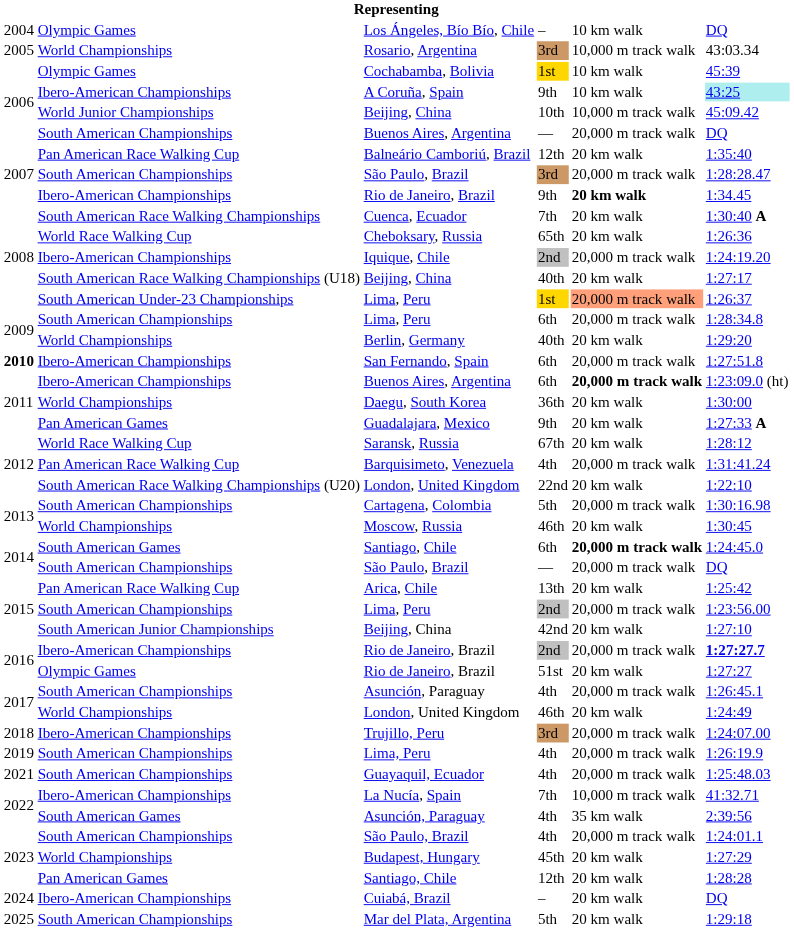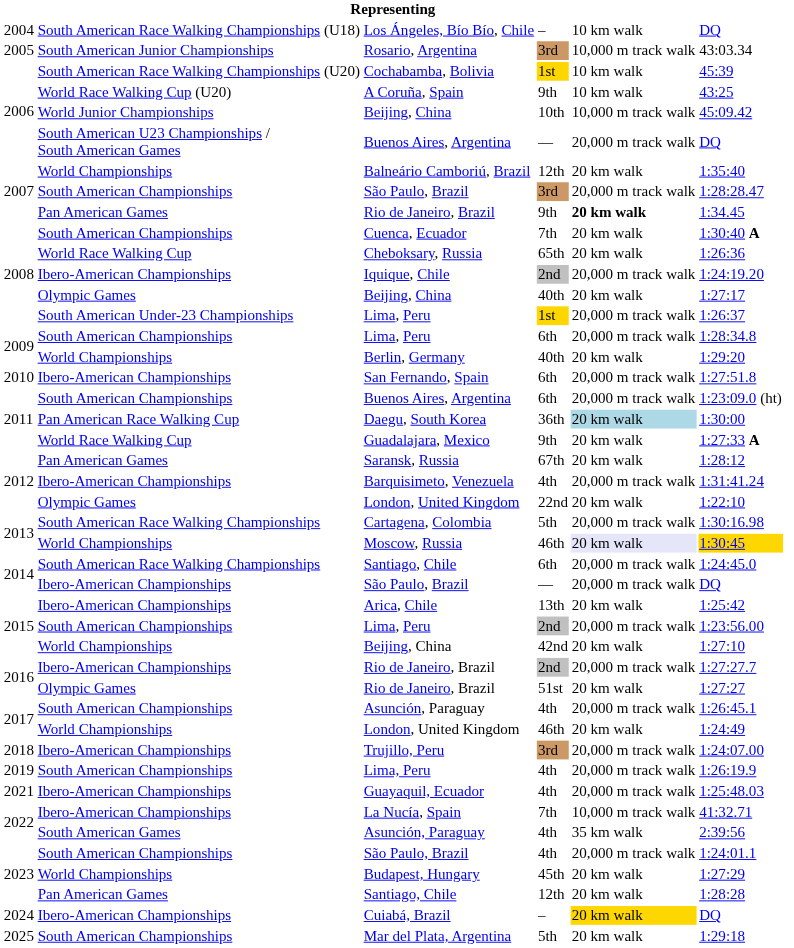(87, 29) Olympic Games -> (199, 29) South American Race Walking Championships (U18)
(105, 50) World Championships -> (156, 50) South American Junior Championships
(87, 71) Olympic Games -> (199, 71) South American Race Walking Championships (U20)
(134, 92) Ibero-American Championships -> (134, 92) World Race Walking Cup (U20)
(723, 92) paleturquoise background -> (716, 92) no background
(135, 133) South American Championships -> (154, 141) South American U23 Championships / South American Games
(138, 154) Pan American Race Walking Cup -> (105, 170) World Championships
(134, 195) Ibero-American Championships -> (103, 212) Pan American Games
(179, 216) South American Race Walking Championships -> (135, 233) South American Championships
(199, 278) South American Race Walking Championships (U18) -> (87, 295) Olympic Games
(634, 298) lightsalmon background -> (634, 315) no background
(19, 360) bold -> (19, 377) normal
(134, 381) Ibero-American Championships -> (135, 398) South American Championships
(637, 381) bold -> (634, 398) normal
(105, 402) World Championships -> (138, 419) Pan American Race Walking Cup
(607, 402) no background -> (607, 419) lightblue background
(103, 422) Pan American Games -> (115, 439) World Race Walking Cup
(115, 443) World Race Walking Cup -> (103, 460) Pan American Games
(138, 464) Pan American Race Walking Cup -> (134, 481) Ibero-American Championships
(199, 484) South American Race Walking Championships (U20) -> (87, 501) Olympic Games
(135, 505) South American Championships -> (179, 522) South American Race Walking Championships
(607, 526) no background -> (607, 543) lavender background
(729, 526) no background -> (722, 543) gold background
(109, 546) South American Games -> (179, 563) South American Race Walking Championships
(637, 546) bold -> (634, 563) normal
(135, 567) South American Championships -> (134, 584) Ibero-American Championships
(138, 588) Pan American Race Walking Cup -> (134, 605) Ibero-American Championships
(156, 629) South American Junior Championships -> (105, 646) World Championships
(735, 650) bold -> (728, 667) normal
(135, 774) South American Championships -> (134, 791) Ibero-American Championships
(607, 898) no background -> (607, 915) gold background
